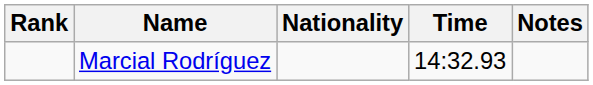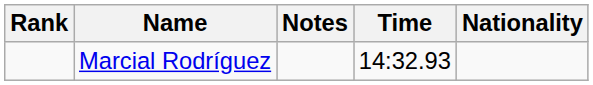columns swapped: (343, 23) <-> (550, 23)
